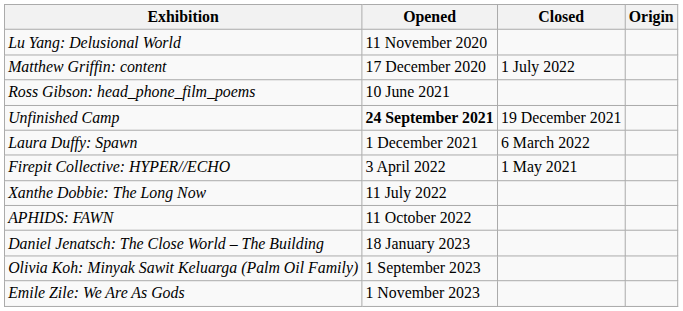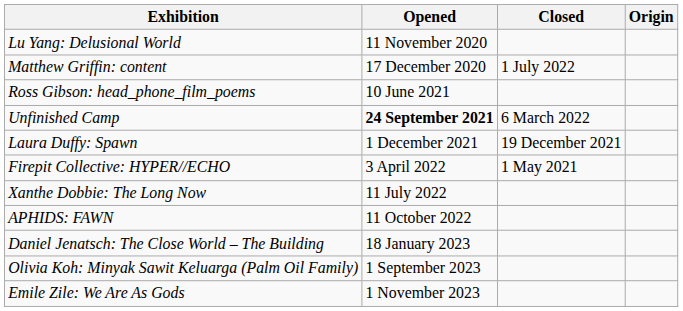(561, 117) 19 December 2021 -> (545, 117) 6 March 2022
(545, 142) 6 March 2022 -> (561, 142) 19 December 2021
